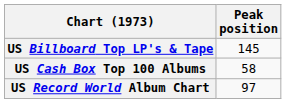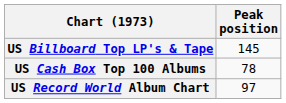(249, 68) 58 -> (249, 68) 78
